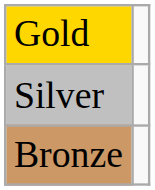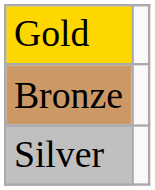rows swapped: (59, 94) <-> (68, 154)
